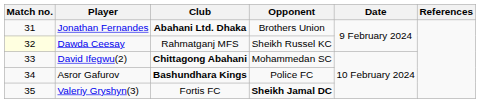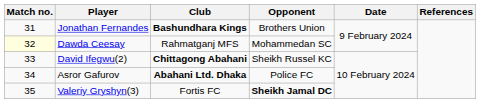(200, 28) Abahani Ltd. Dhaka -> (200, 28) Bashundhara Kings
(292, 43) Sheikh Russel KC -> (292, 43) Mohammedan SC
(292, 59) Mohammedan SC -> (292, 59) Sheikh Russel KC
(200, 75) Bashundhara Kings -> (200, 75) Abahani Ltd. Dhaka
